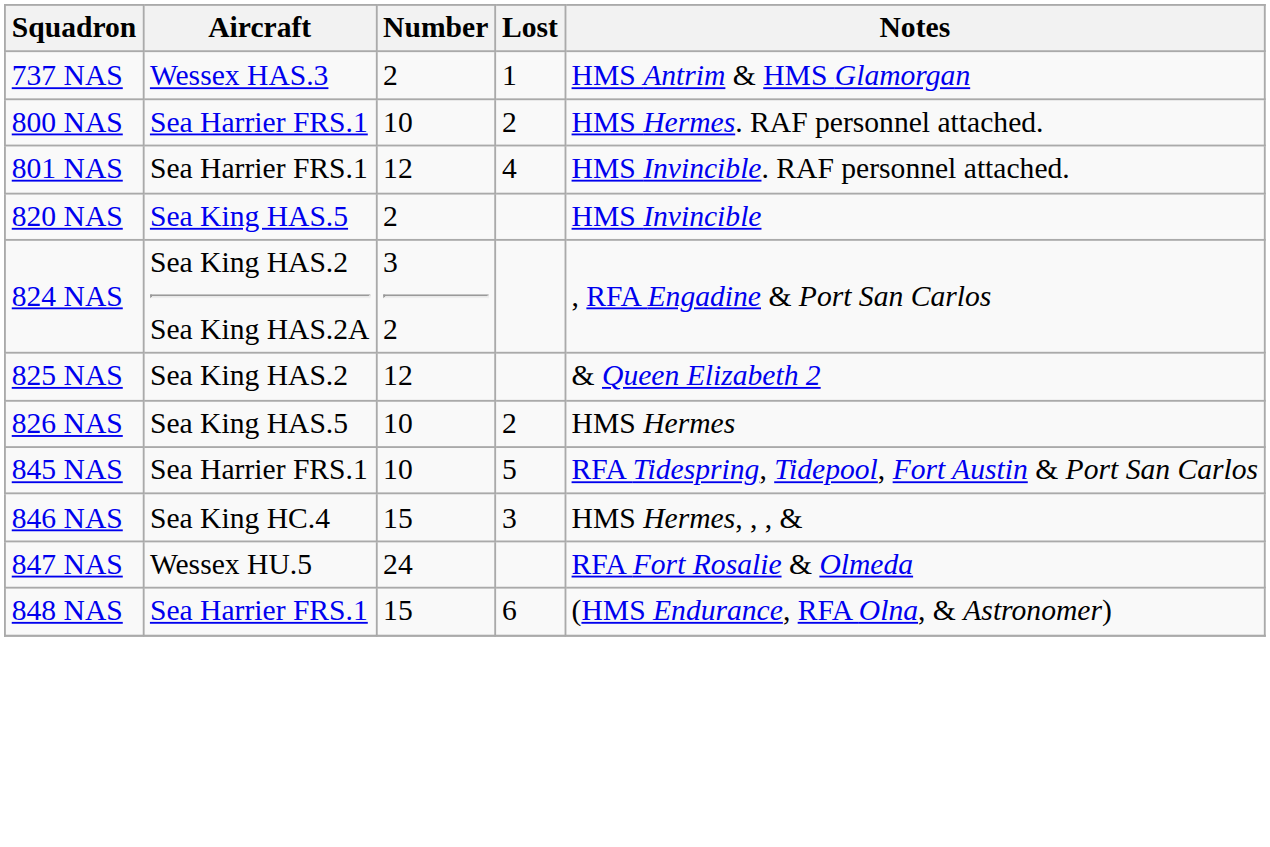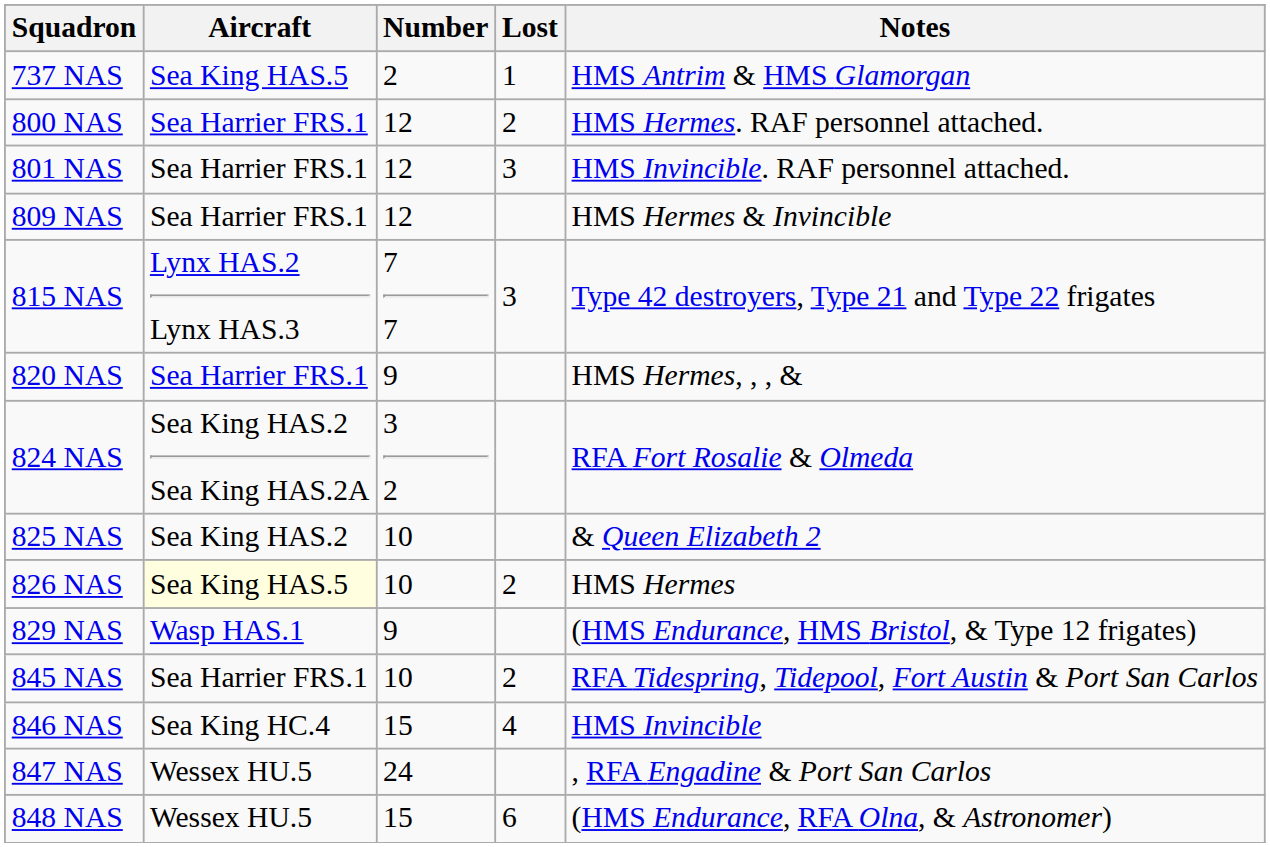(239, 74) Wessex HAS.3 -> (249, 74) Sea King HAS.5
(398, 121) 10 -> (398, 121) 12
(509, 168) 4 -> (509, 168) 3
+ row: (67, 215)
+ row: (67, 295)
(249, 215) Sea King HAS.5 -> (259, 376) Sea Harrier FRS.1
(391, 215) 2 -> (391, 376) 9
(667, 215) HMS Invincible -> (687, 376) HMS Hermes, , , &
(781, 295) , RFA Engadine & Port San Carlos -> (742, 456) RFA Fort Rosalie & Olmeda
(398, 376) 12 -> (398, 536) 10
(249, 423) no background -> (249, 583) lightyellow background
+ row: (67, 630)
(509, 470) 5 -> (509, 677) 2
(509, 517) 3 -> (509, 724) 4
(687, 517) HMS Hermes, , , & -> (667, 724) HMS Invincible
(742, 564) RFA Fort Rosalie & Olmeda -> (781, 771) , RFA Engadine & Port San Carlos
(259, 610) Sea Harrier FRS.1 -> (231, 818) Wessex HU.5
